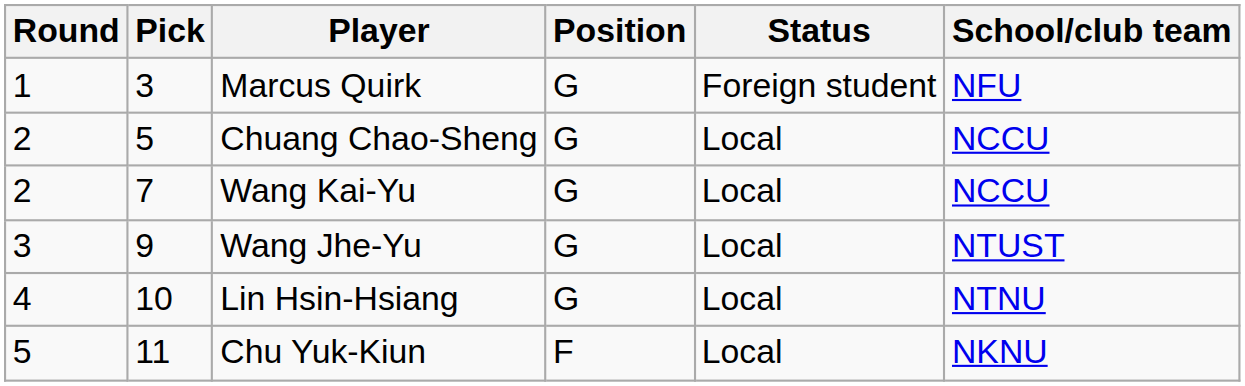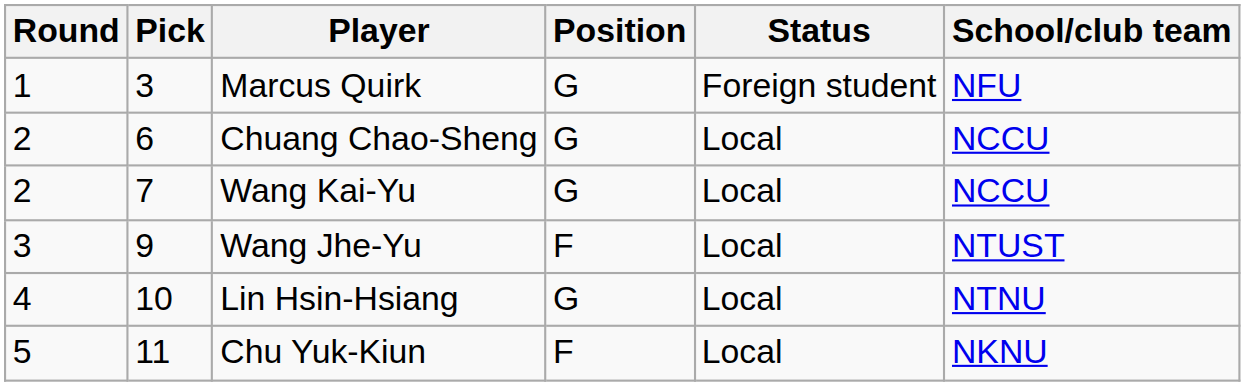(145, 138) 5 -> (145, 138) 6
(566, 245) G -> (563, 245) F
